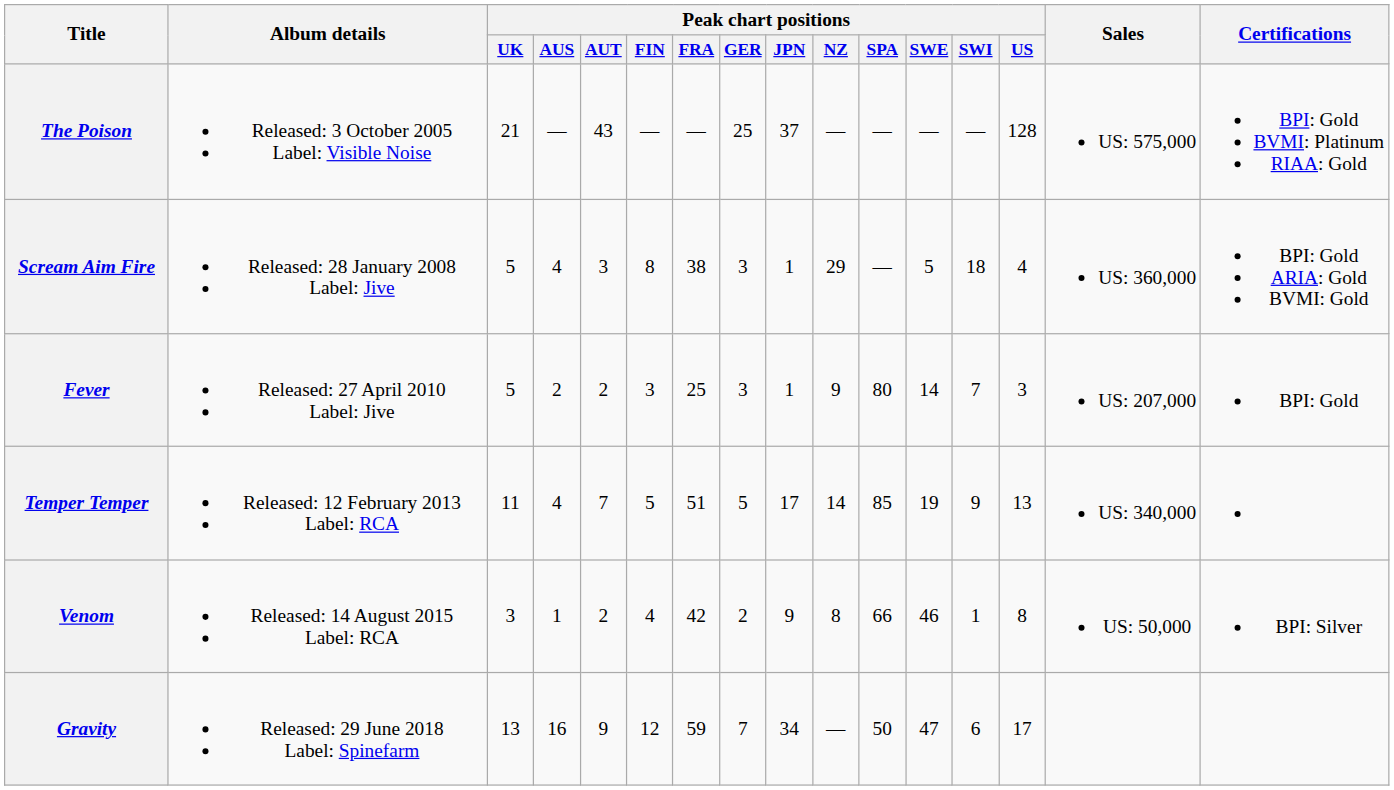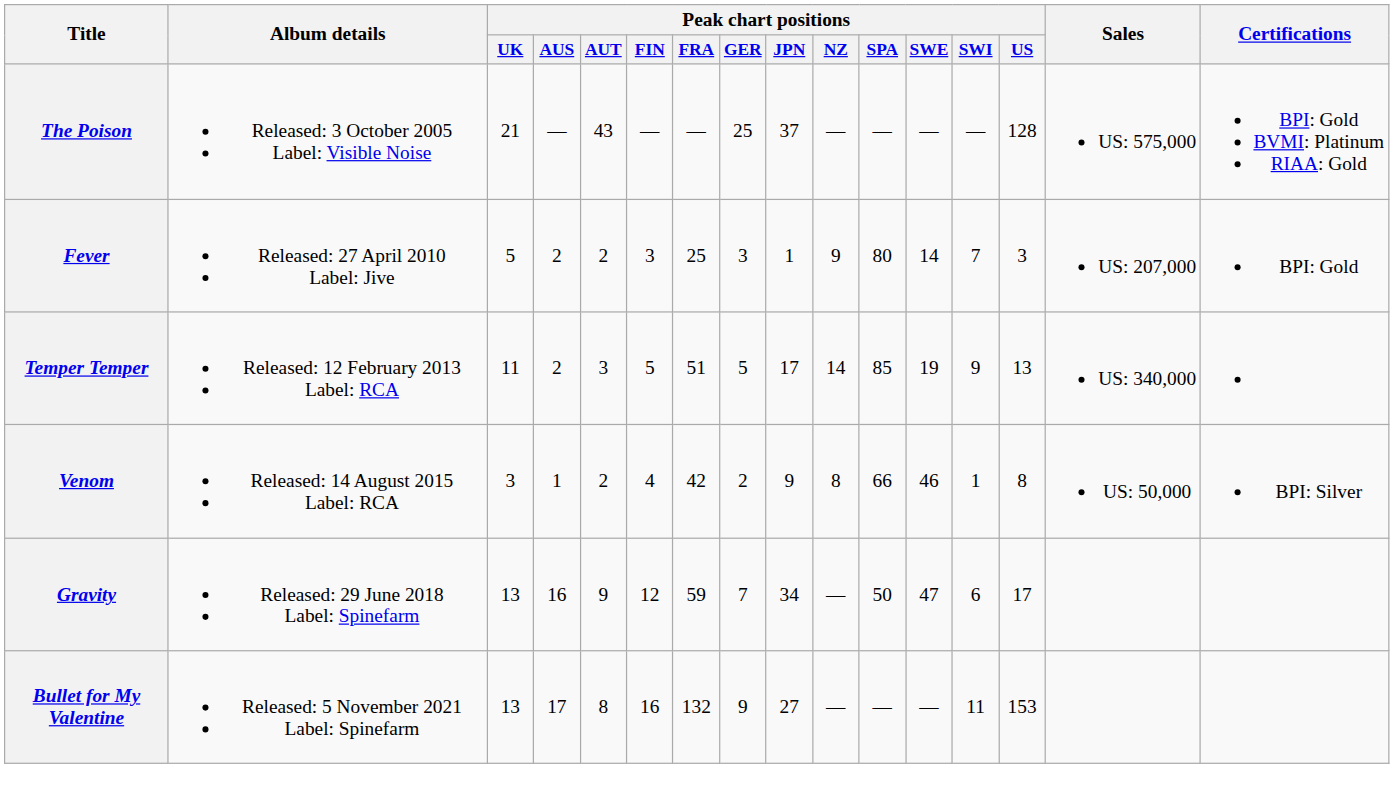- row: (87, 266)
(557, 502) 4 -> (557, 368) 2
(603, 502) 7 -> (603, 368) 3
+ row: (86, 707)
